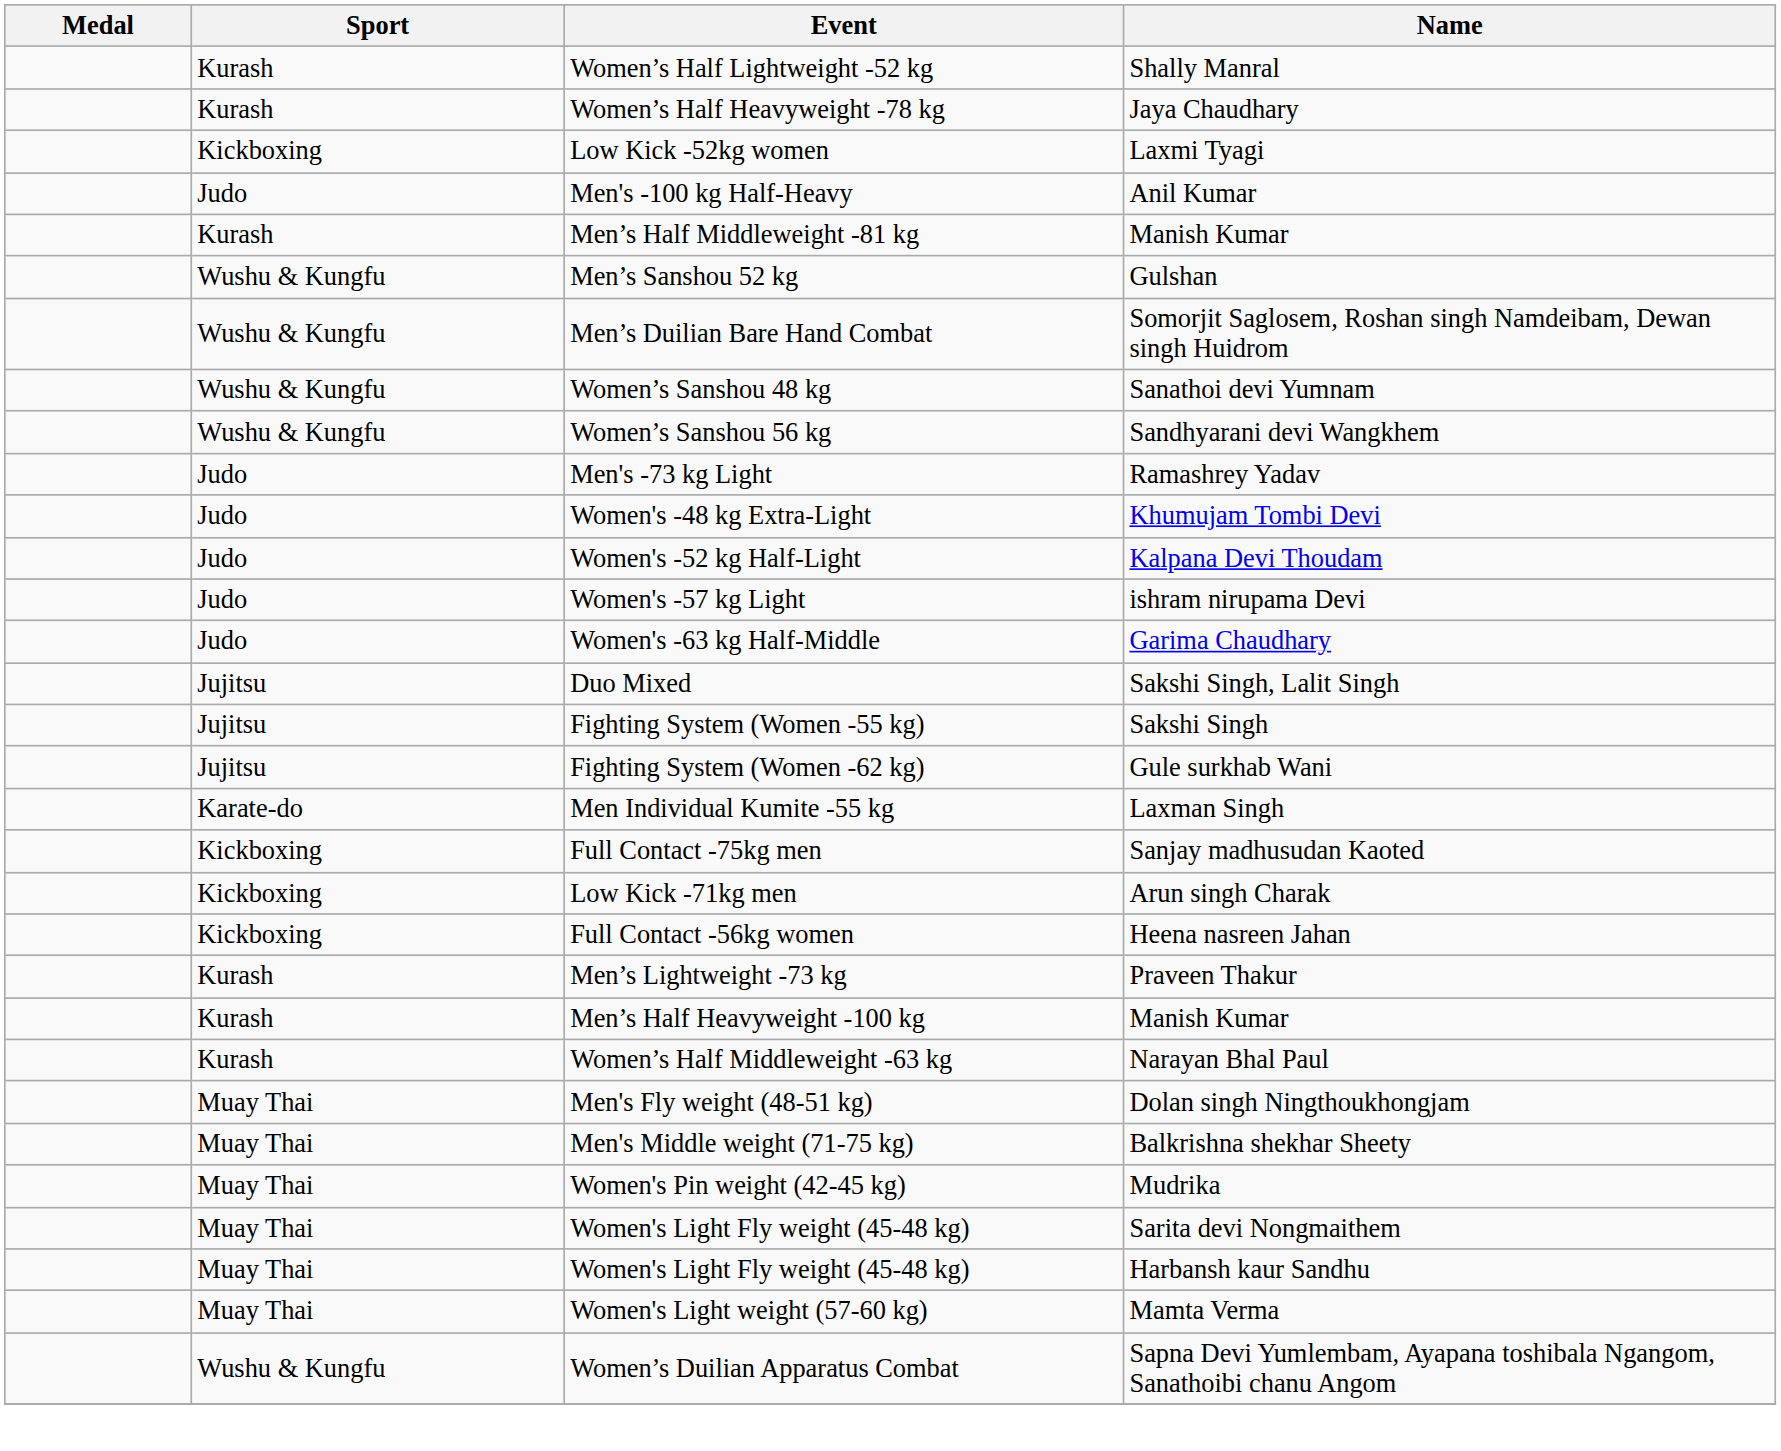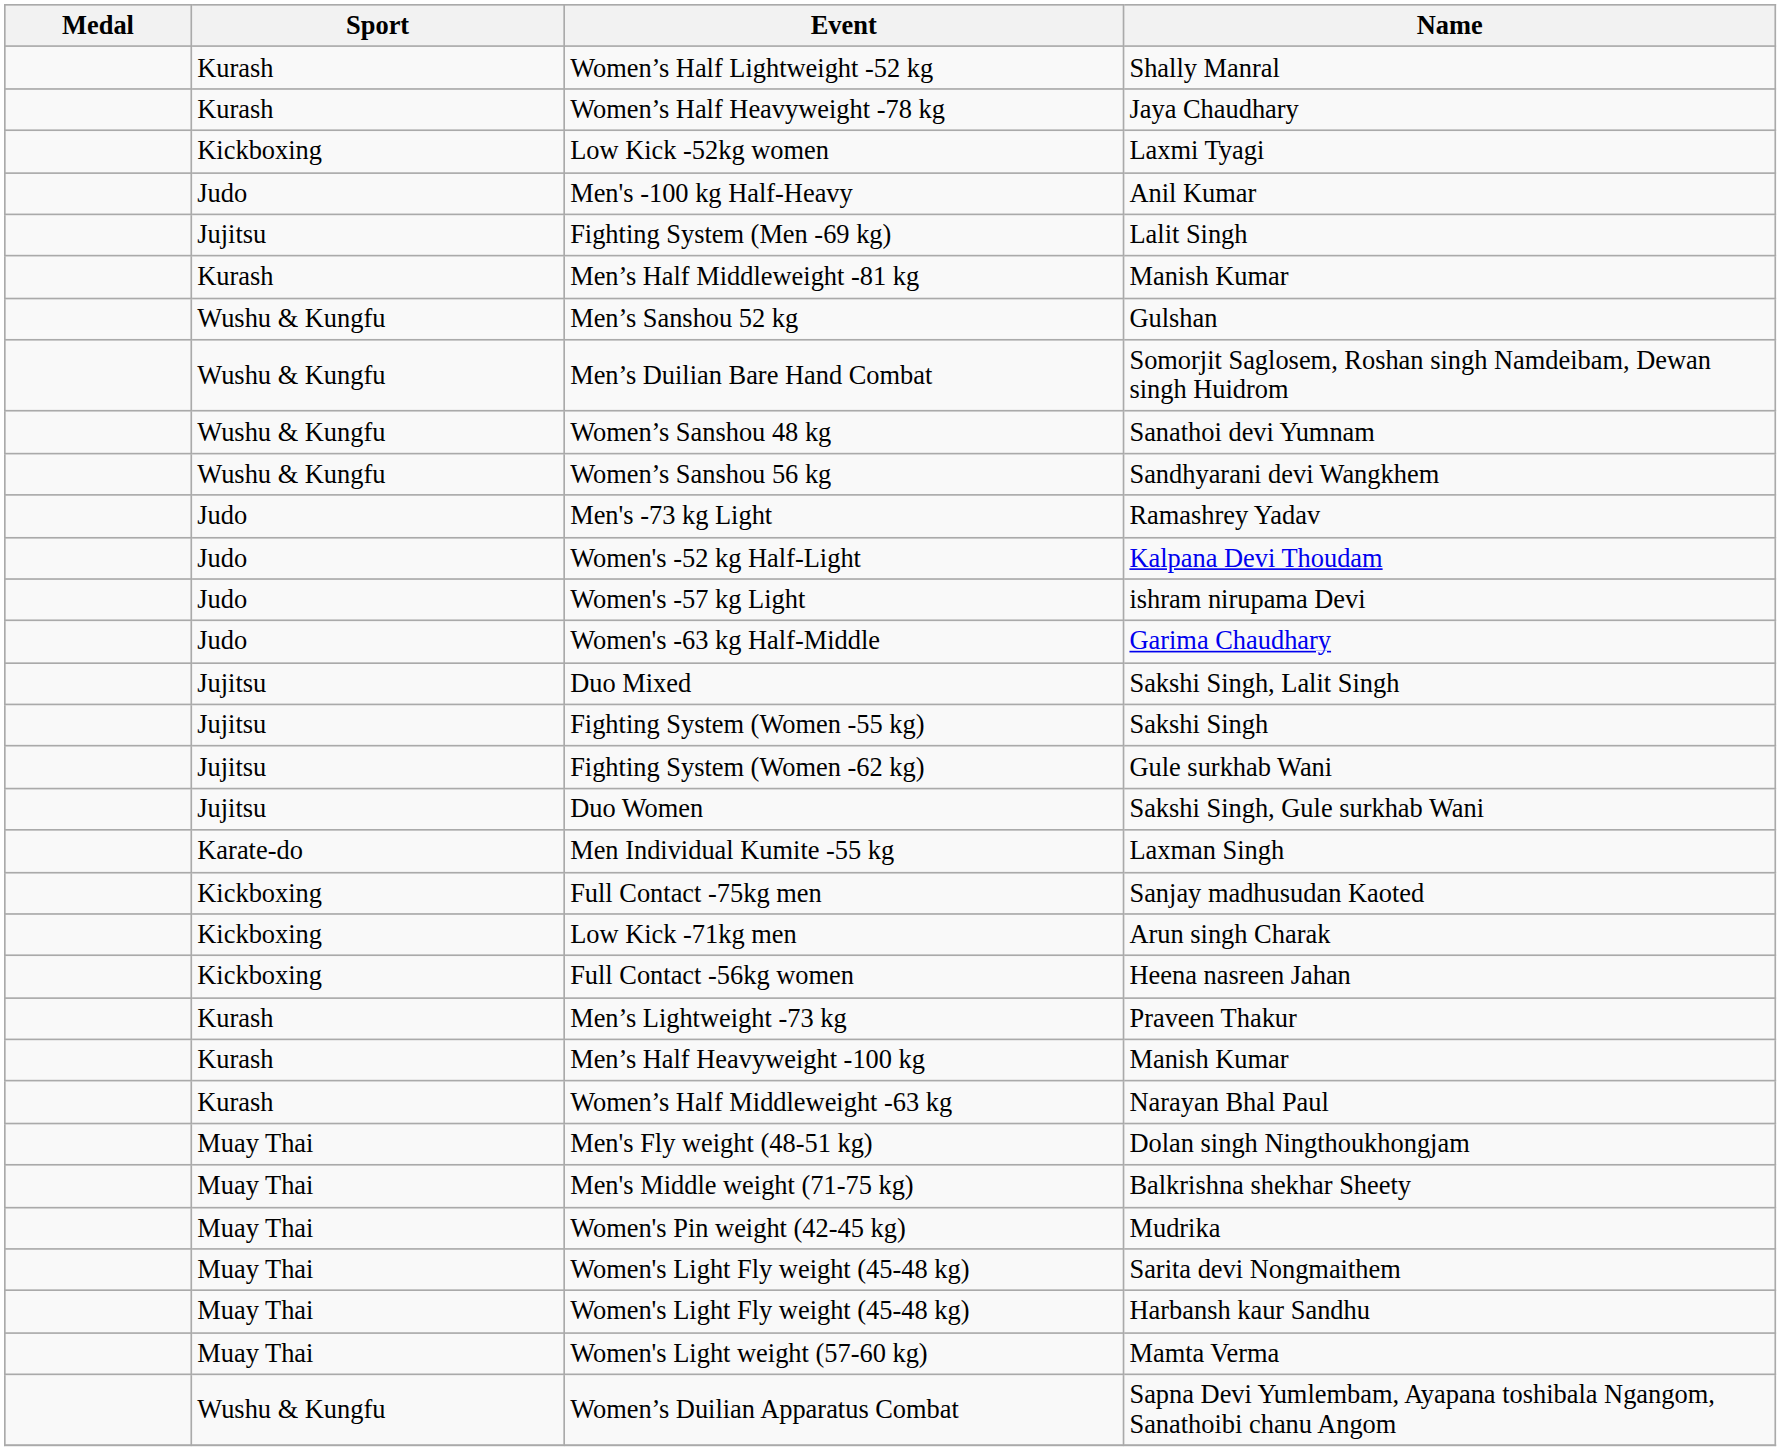+ row: (731, 234)
- row: (721, 515)
+ row: (637, 808)
